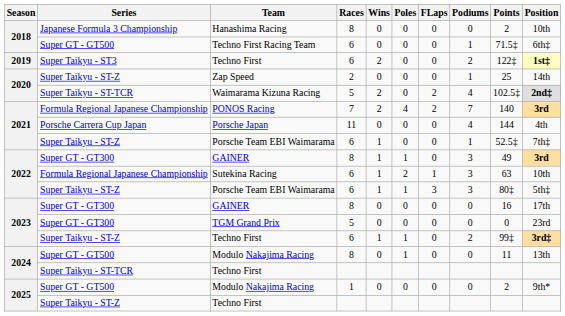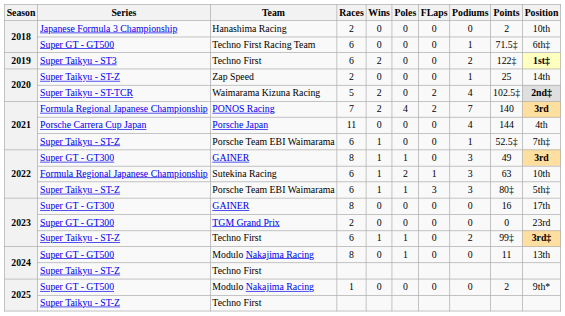(352, 29) 8 -> (352, 29) 2
(352, 222) 5 -> (352, 222) 2
(87, 271) Super Taikyu - ST-TCR -> (80, 271) Super Taikyu - ST-Z
